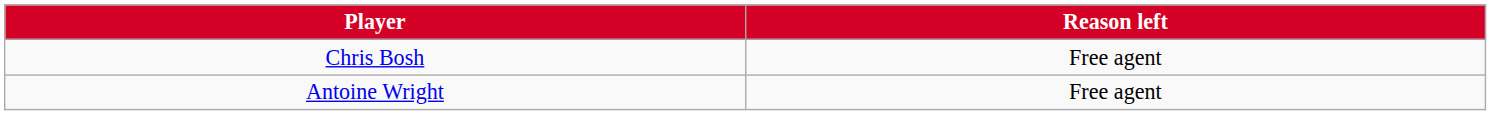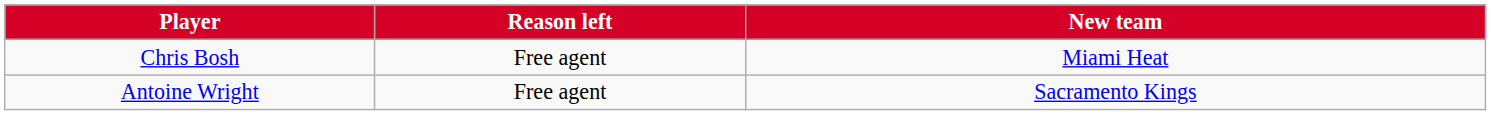+ column: (1115, 22)
